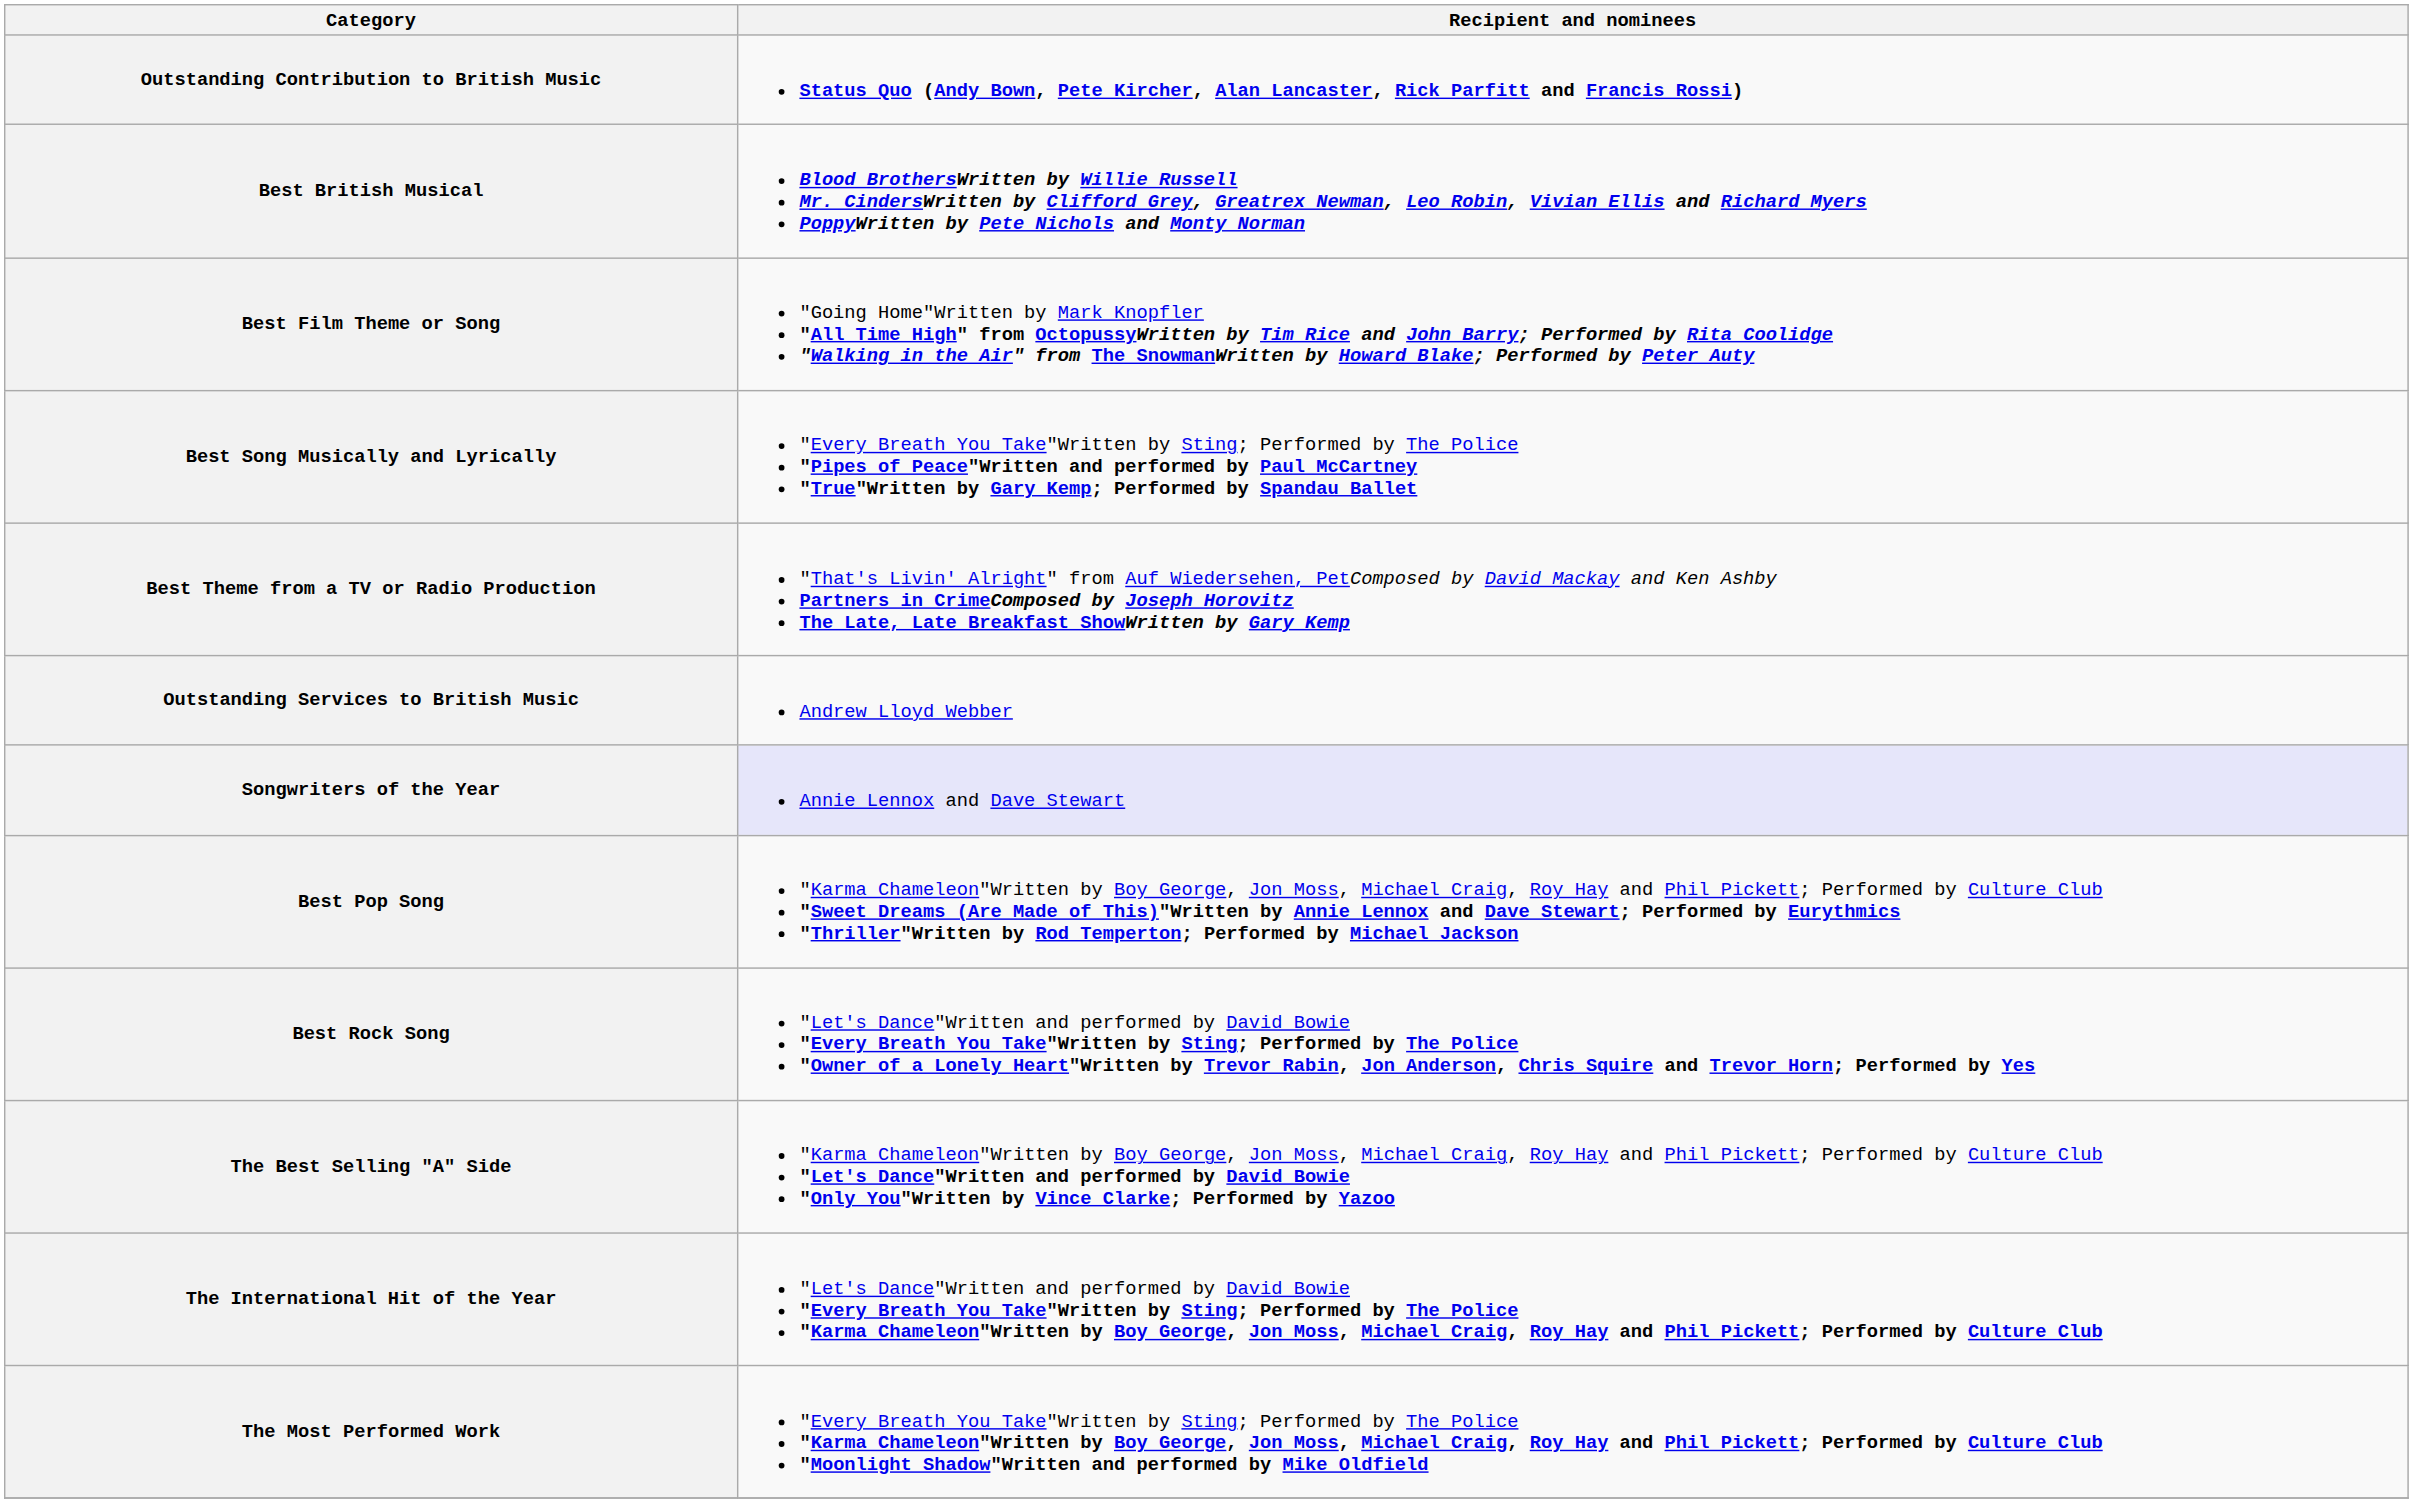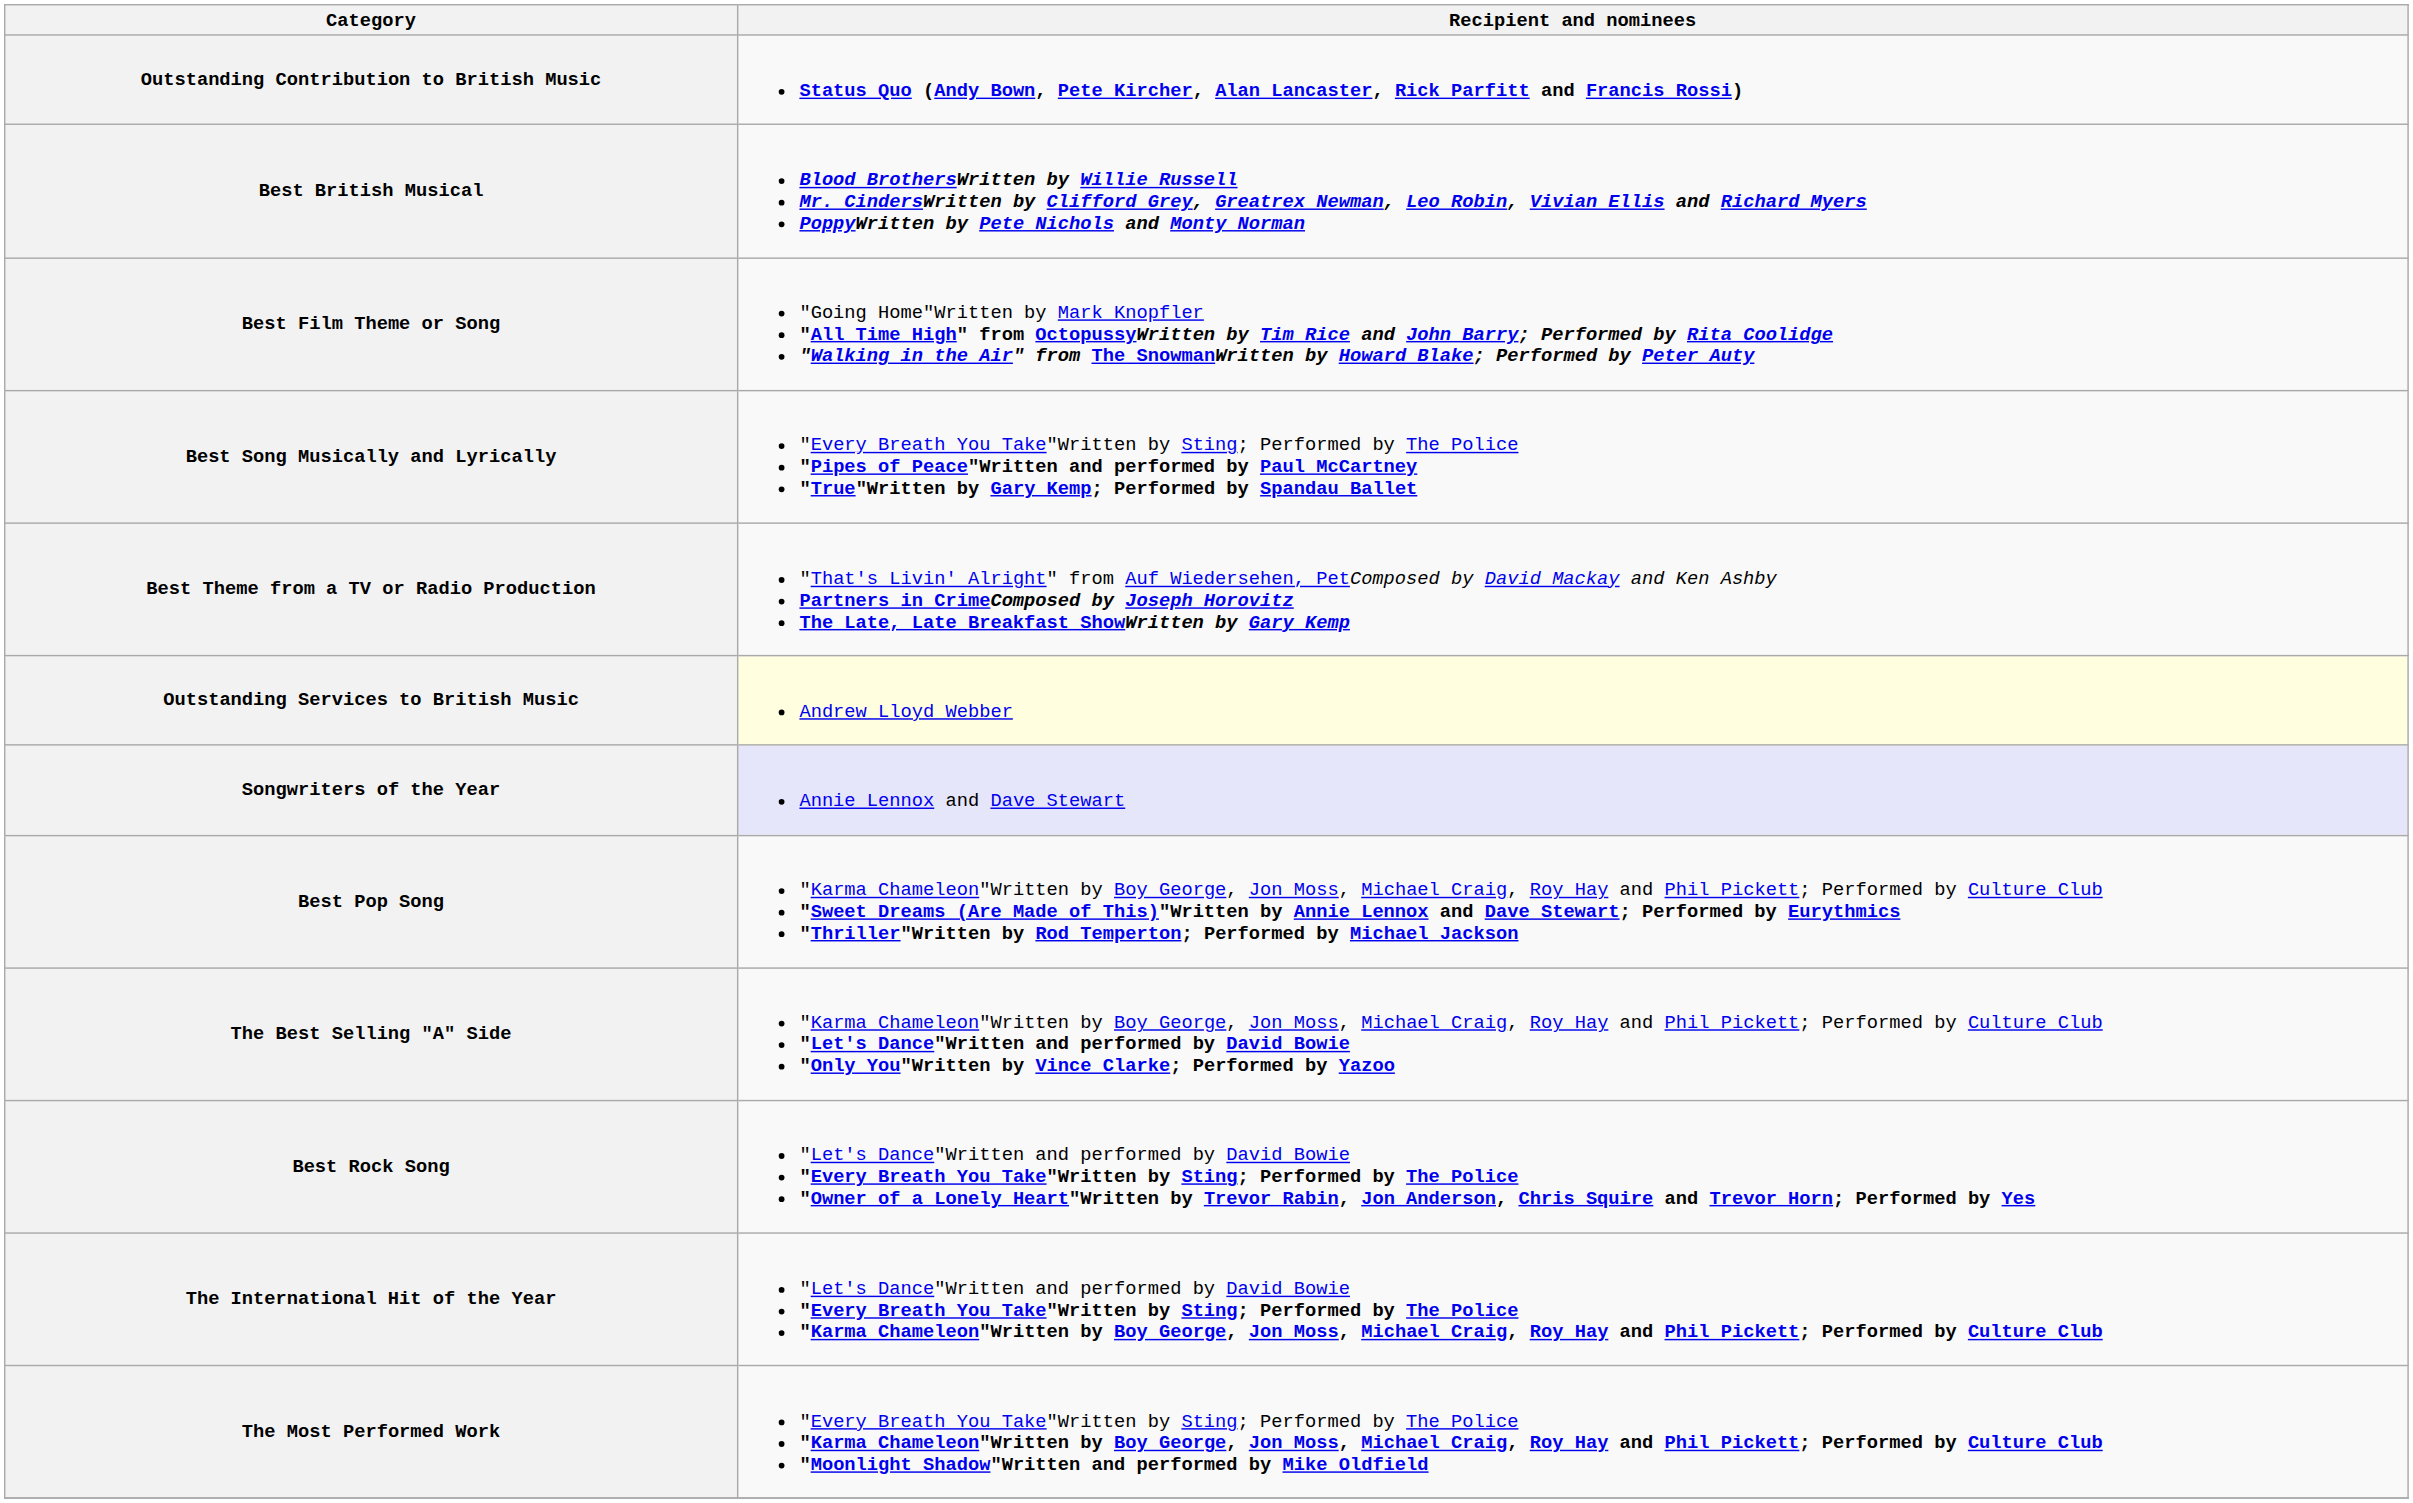(1573, 711) no background -> (1573, 711) lightyellow background
rows swapped: (371, 1034) <-> (371, 1167)
